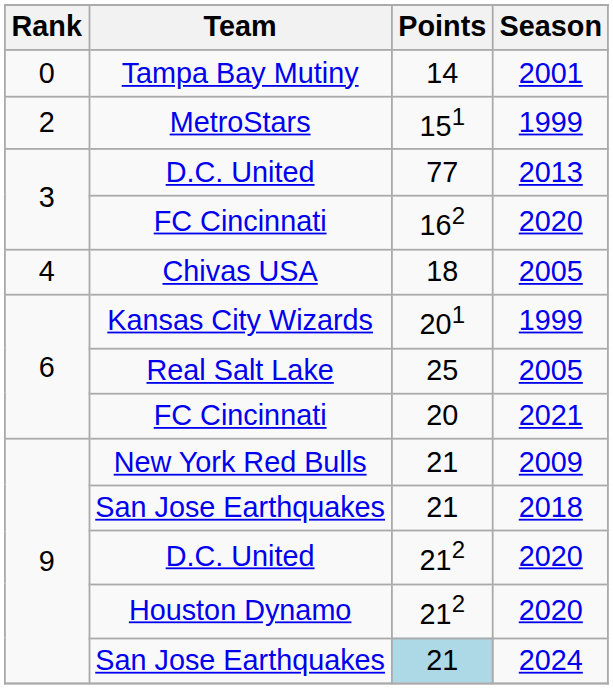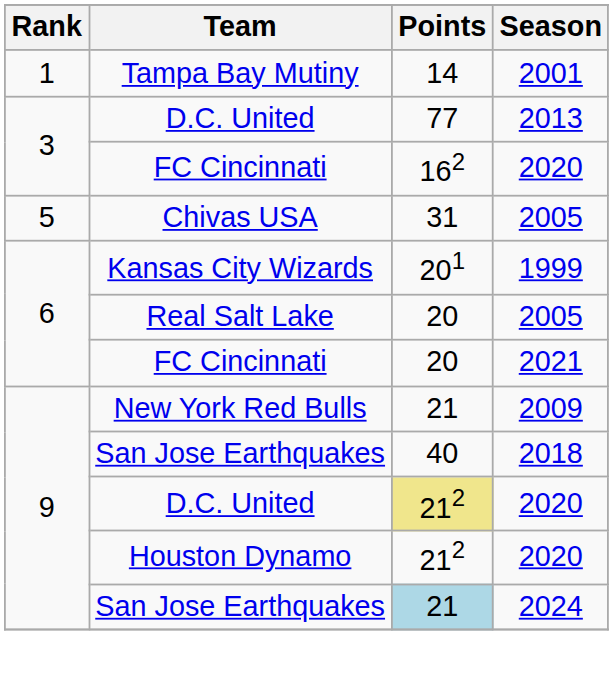(47, 73) 0 -> (47, 73) 1
- row: (240, 122)
(47, 271) 4 -> (47, 217) 5
(442, 271) 18 -> (442, 217) 31
(442, 370) 25 -> (442, 316) 20
(442, 507) 21 -> (442, 453) 40
(442, 557) no background -> (442, 503) khaki background
